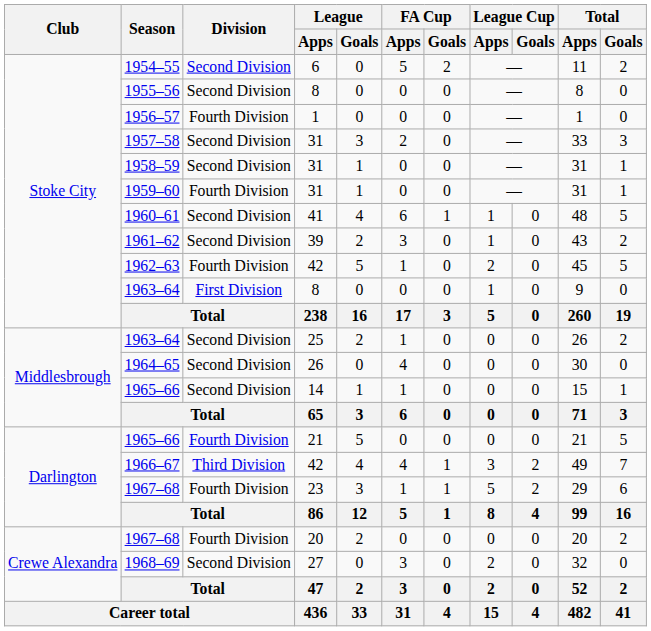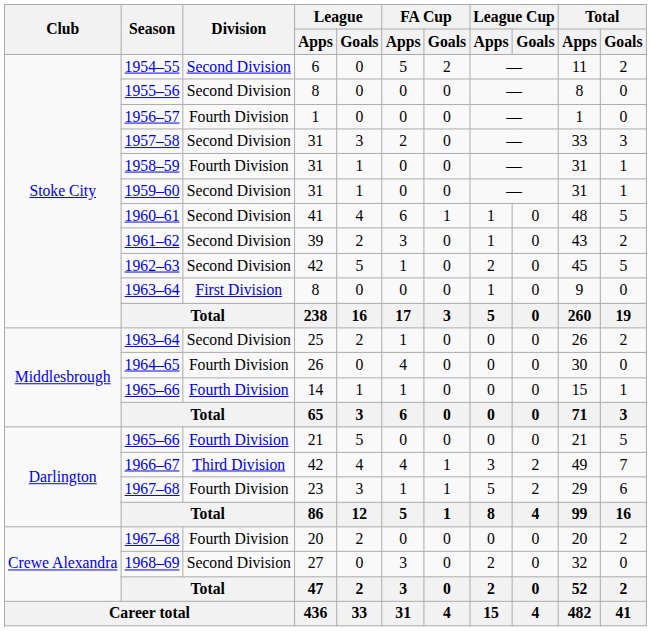(239, 166) Second Division -> (239, 166) Fourth Division
(239, 191) Fourth Division -> (239, 191) Second Division
(239, 265) Fourth Division -> (239, 265) Second Division
(239, 365) Second Division -> (239, 365) Fourth Division
(239, 389) Second Division -> (239, 389) Fourth Division
